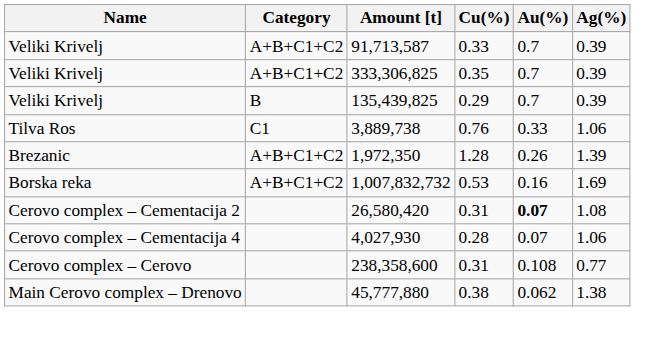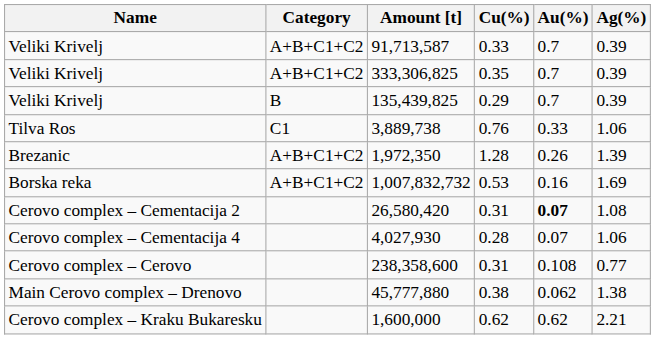+ row: (406, 319)
